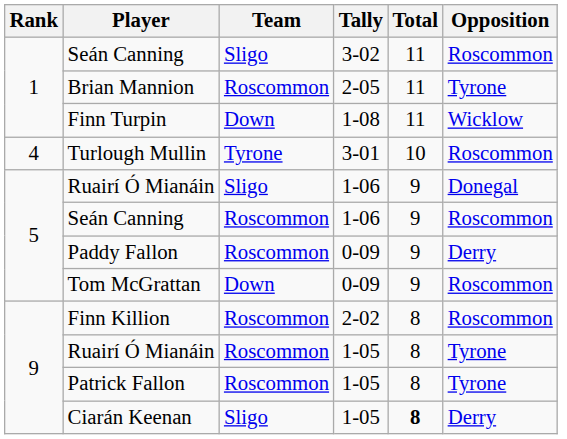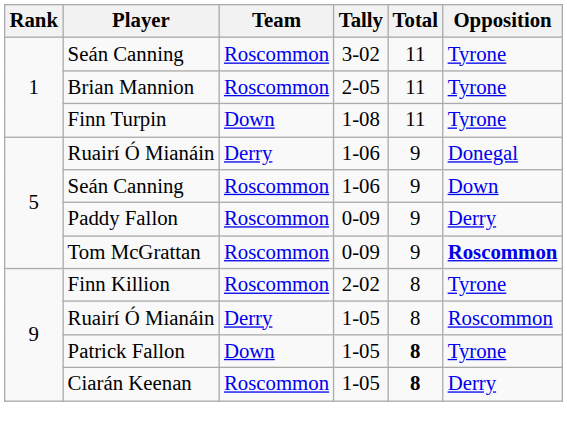(246, 53) Sligo -> (277, 53) Roscommon
(500, 53) Roscommon -> (477, 53) Tyrone
(485, 119) Wicklow -> (477, 119) Tyrone
- row: (137, 152)
(246, 185) Sligo -> (248, 152) Derry
(500, 218) Roscommon -> (473, 185) Down
(249, 284) Down -> (277, 251) Roscommon
(500, 284) normal -> (503, 251) bold
(500, 317) Roscommon -> (477, 284) Tyrone
(277, 350) Roscommon -> (248, 317) Derry
(477, 350) Tyrone -> (500, 317) Roscommon
(277, 383) Roscommon -> (249, 350) Down
(415, 383) normal -> (415, 350) bold
(246, 416) Sligo -> (277, 383) Roscommon
